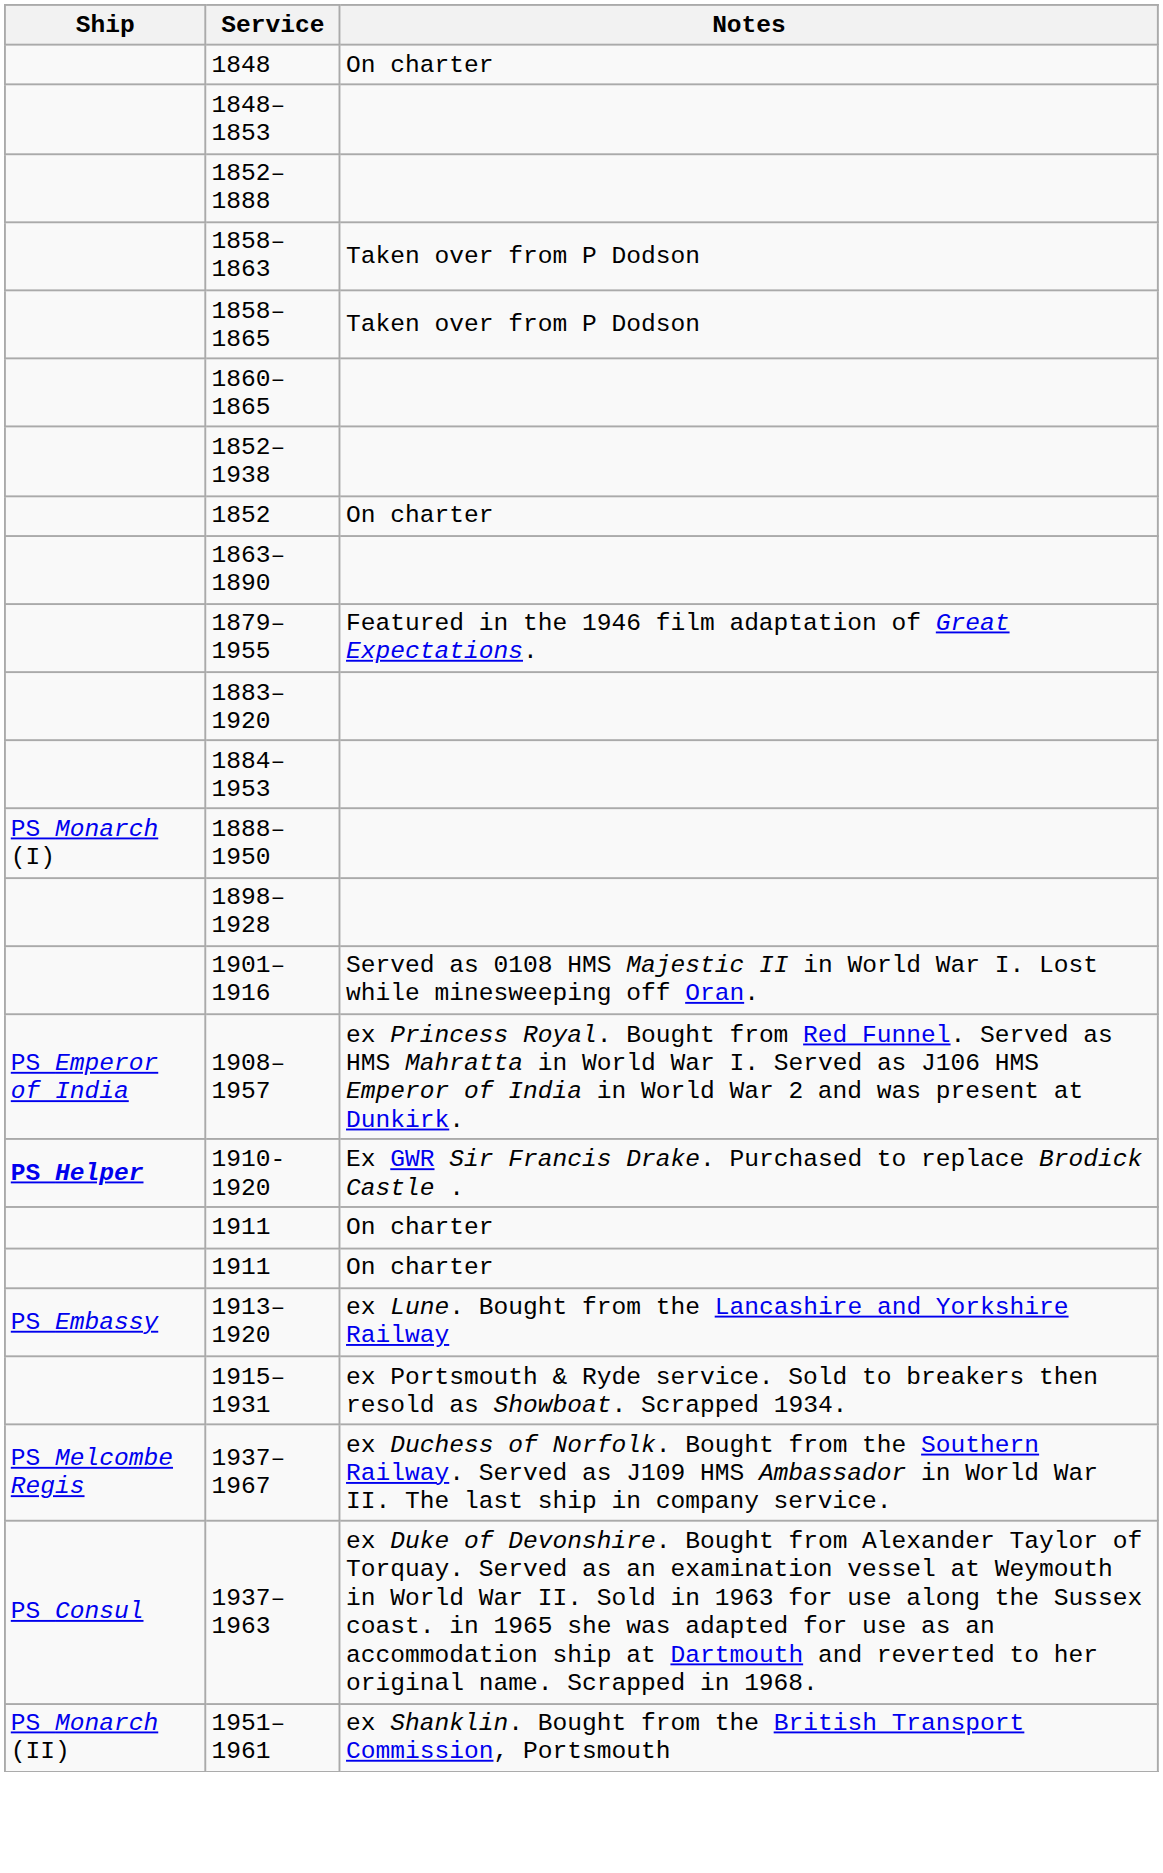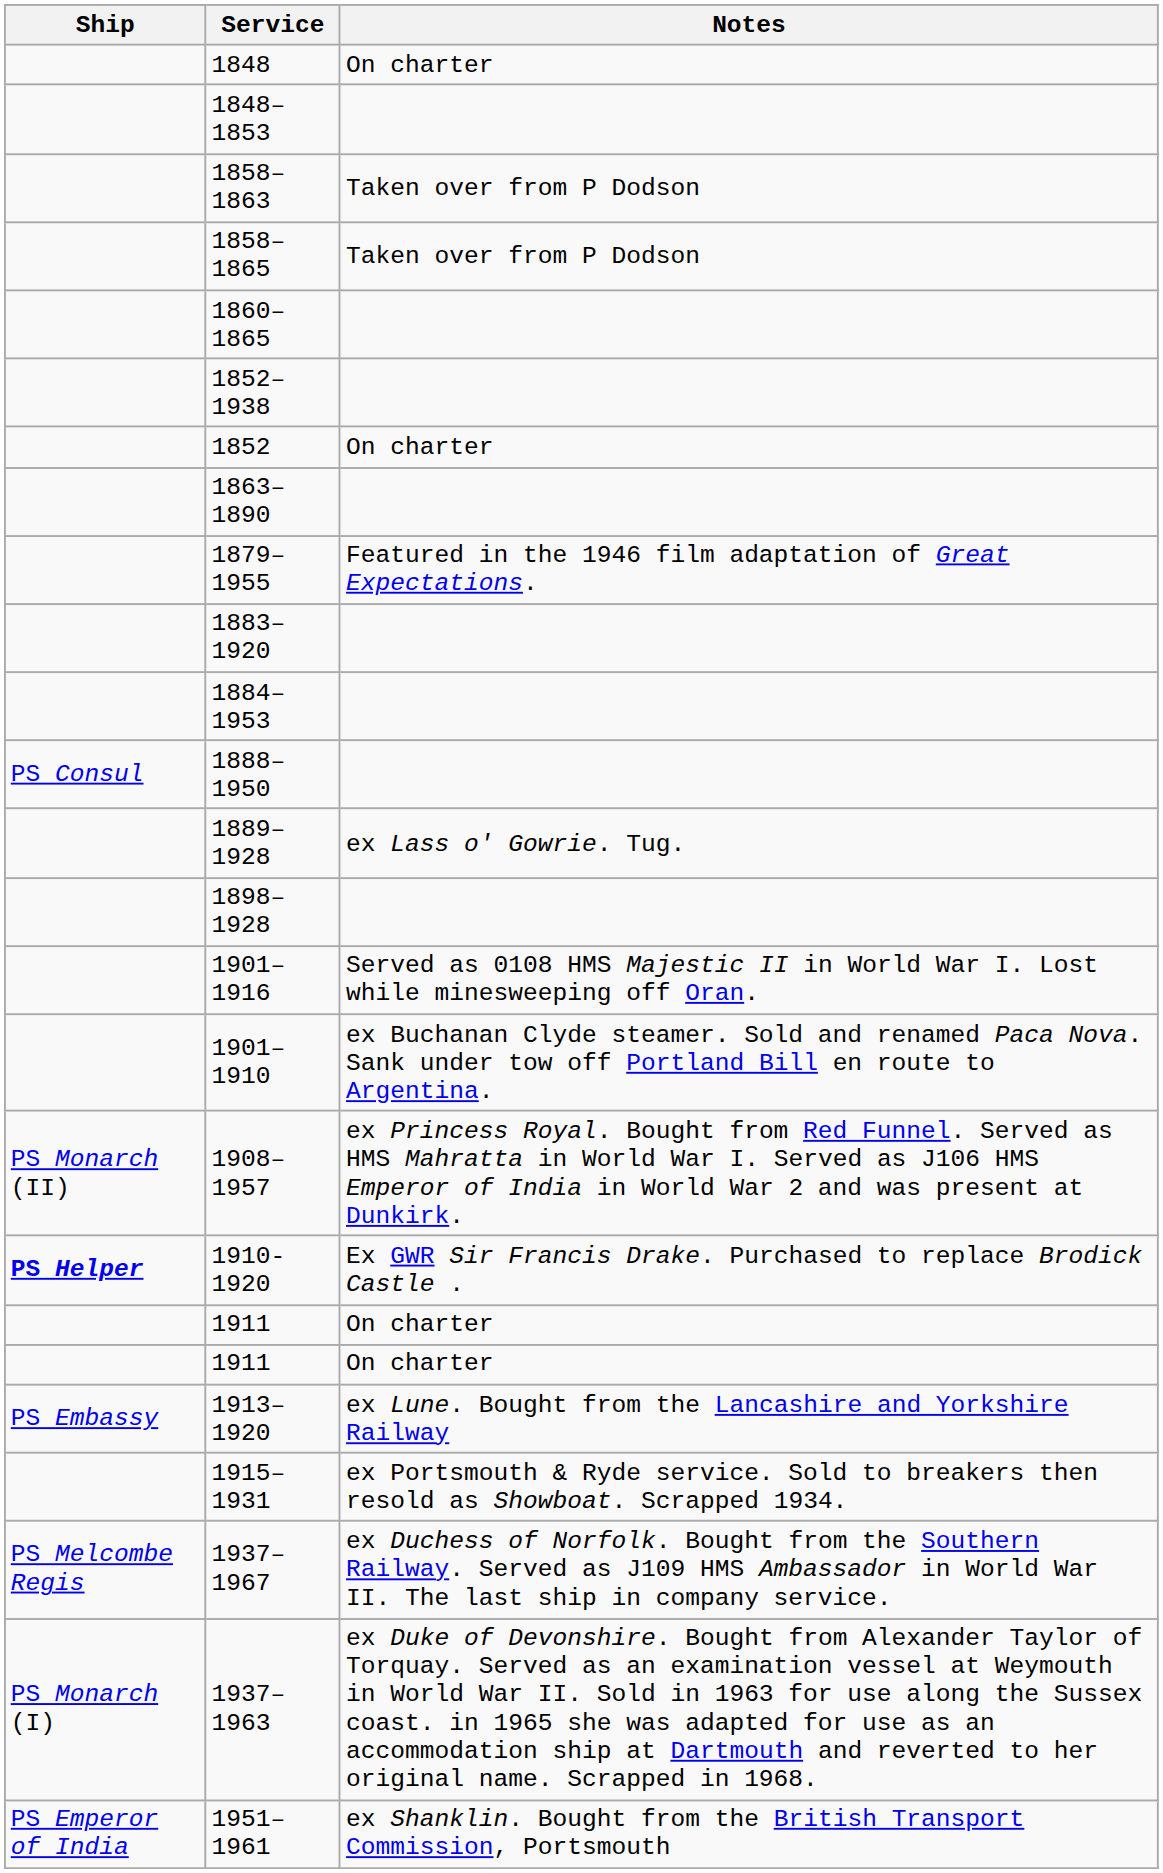- row: (248, 188)
(85, 843) PS Monarch (I) -> (77, 775) PS Consul
+ row: (248, 843)
+ row: (248, 1063)
(85, 1077) PS Emperor of India -> (85, 1173) PS Monarch (II)
(77, 1612) PS Consul -> (85, 1709) PS Monarch (I)
(85, 1737) PS Monarch (II) -> (85, 1834) PS Emperor of India
